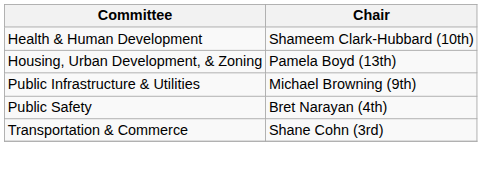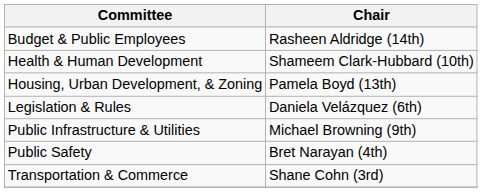+ row: (97, 38)
+ row: (69, 107)
